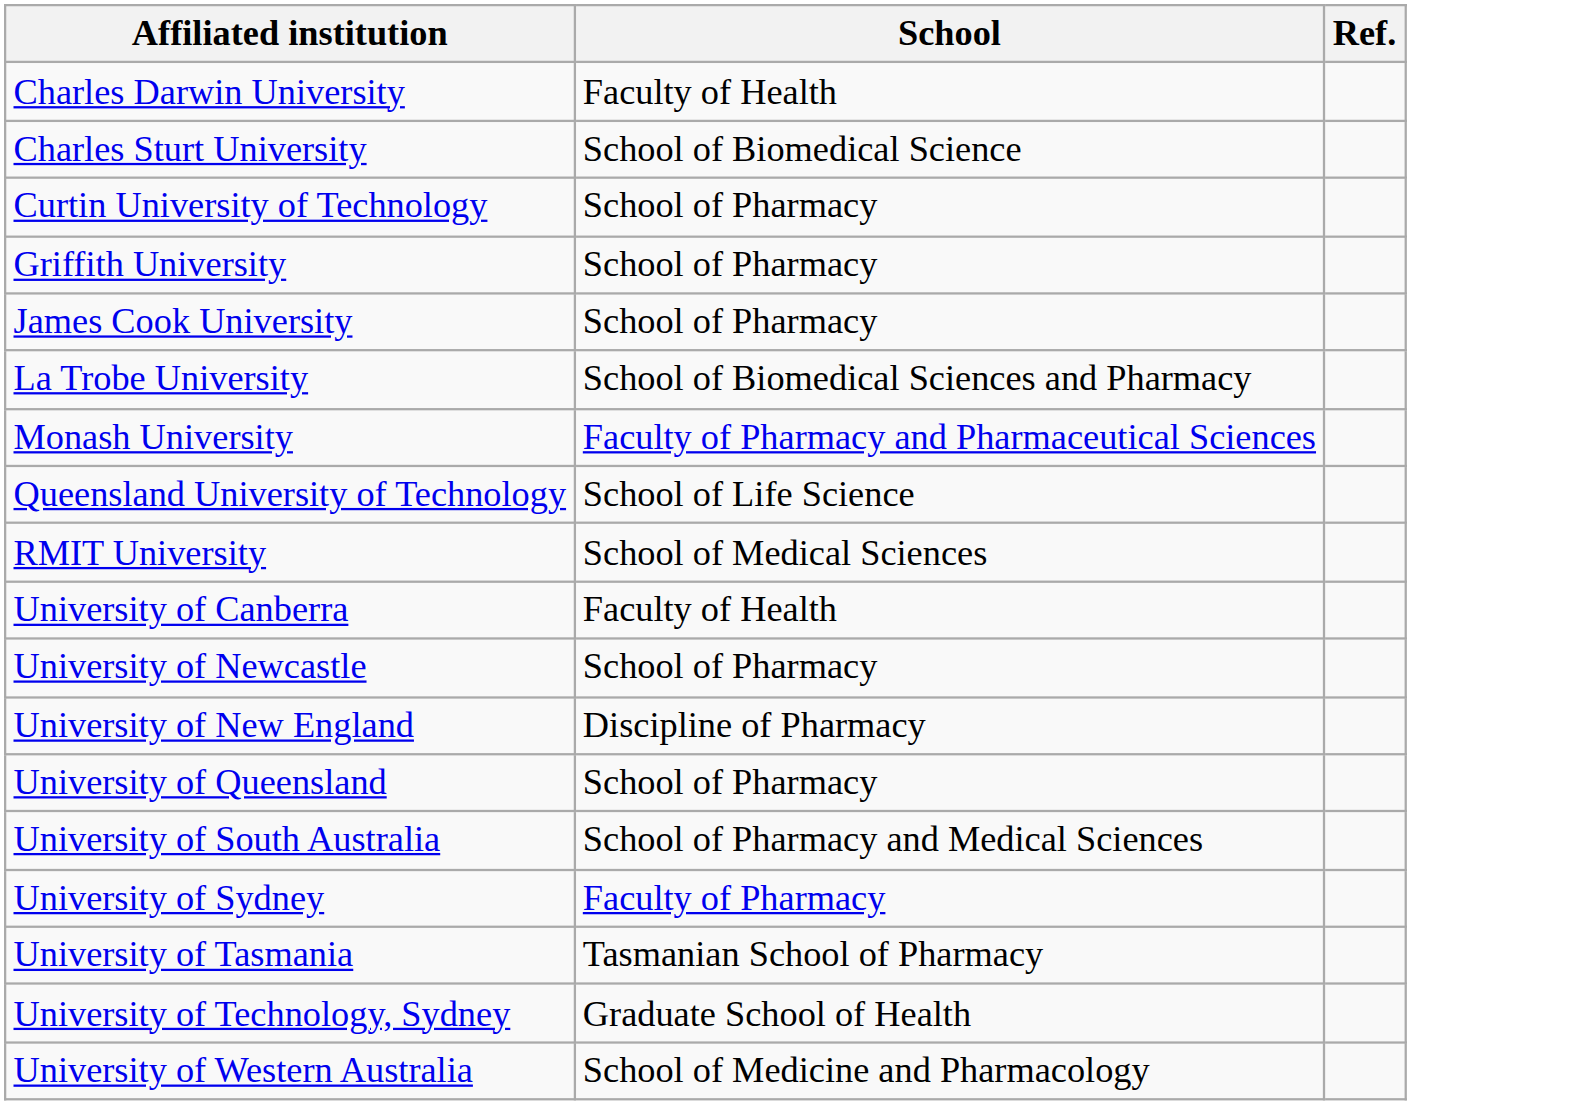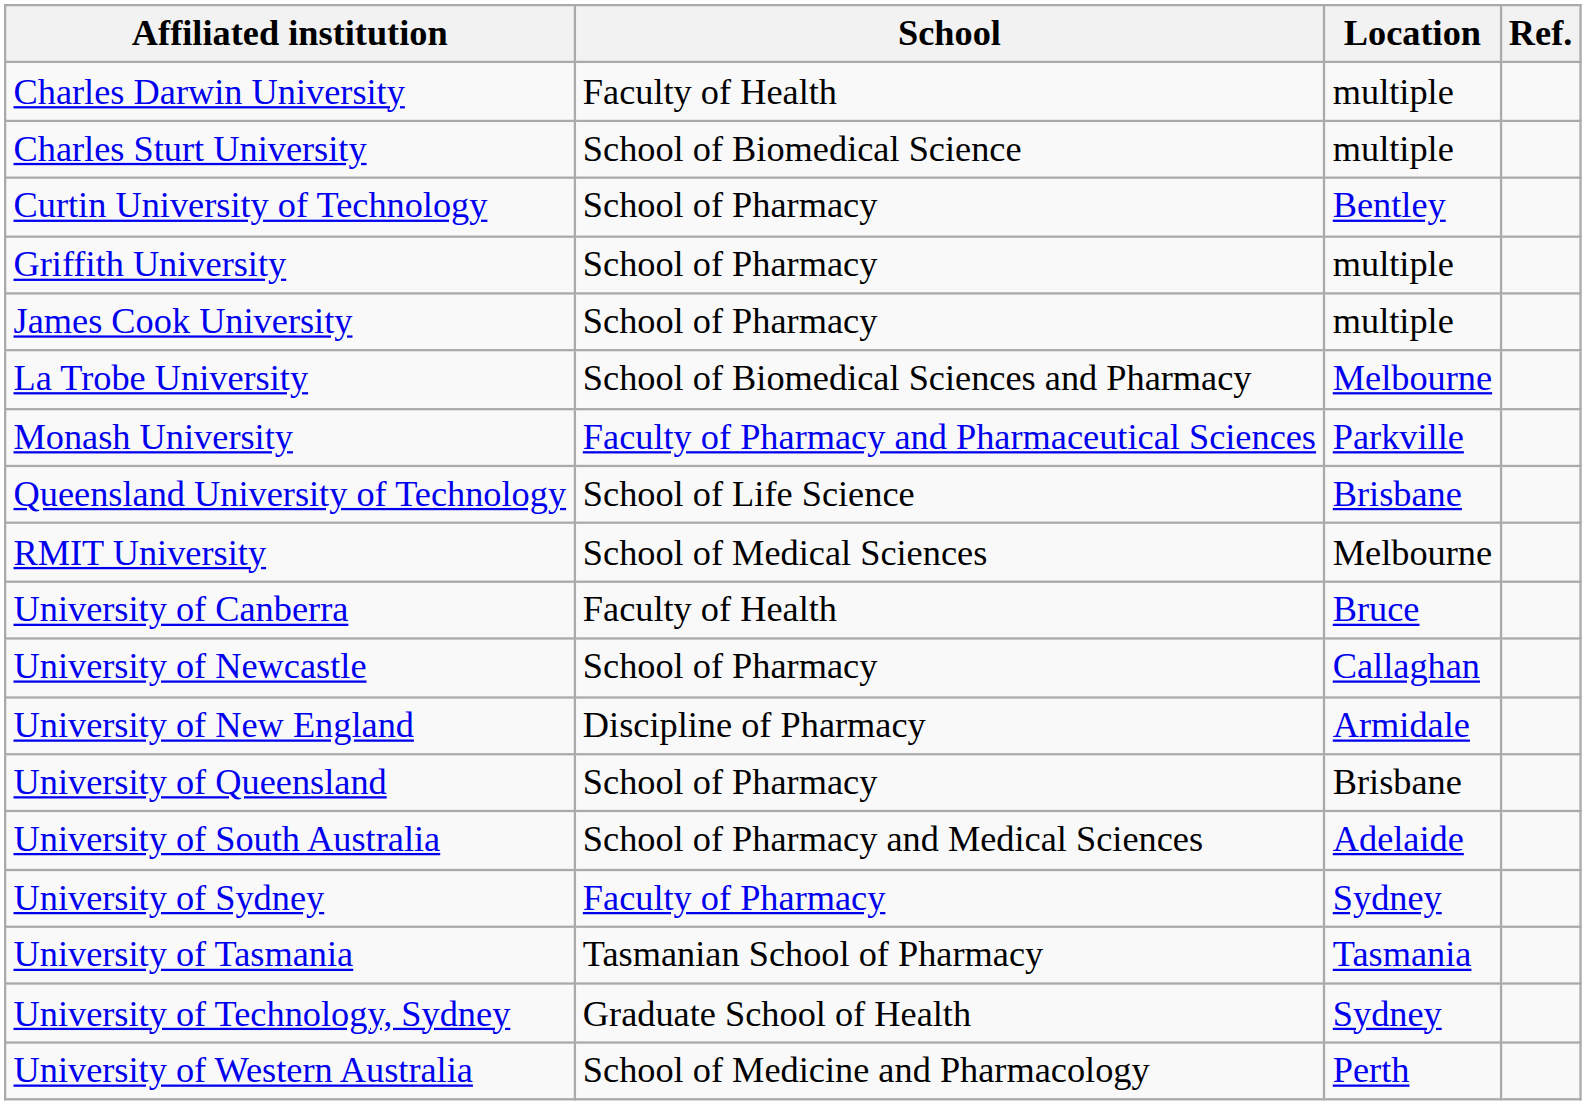+ column: (1412, 33)
